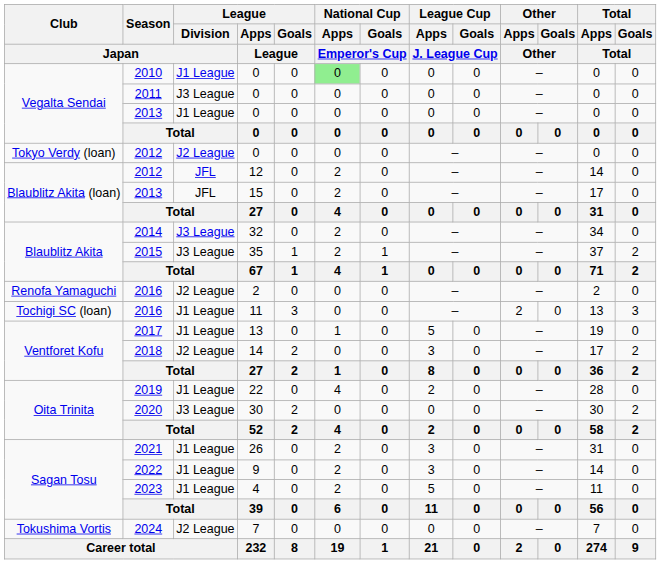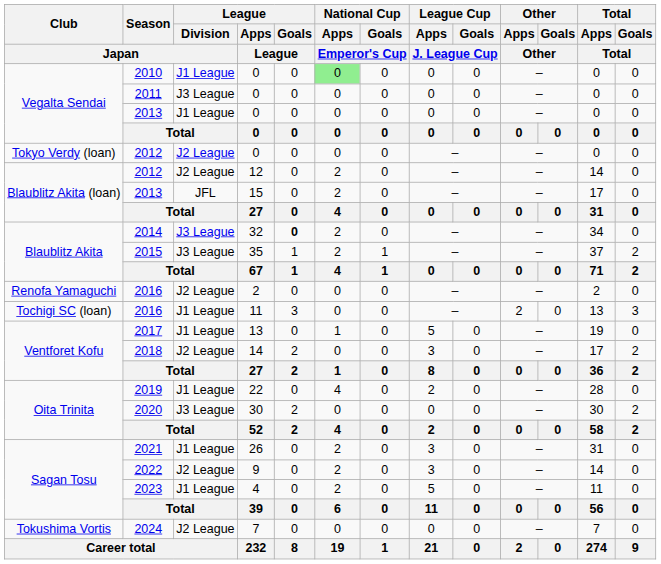(205, 172) JFL -> (205, 172) J2 League
(295, 232) normal -> (295, 232) bold
(205, 469) J1 League -> (205, 469) J2 League
